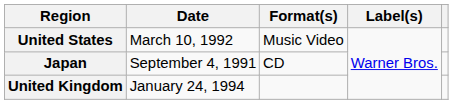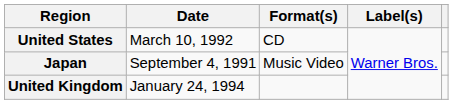(303, 39) Music Video -> (274, 39) CD
(274, 63) CD -> (303, 63) Music Video
